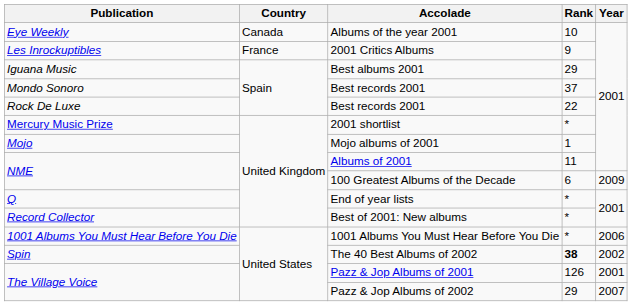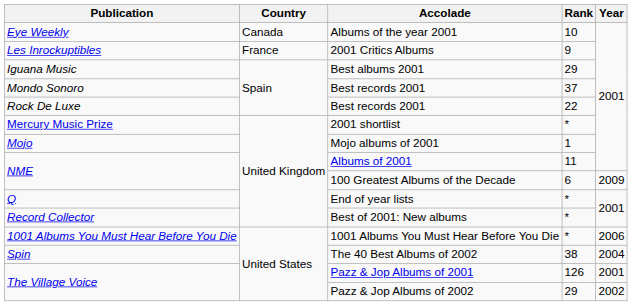(571, 254) bold -> (571, 254) normal
(611, 254) 2002 -> (611, 254) 2004
(611, 291) 2007 -> (611, 291) 2002
